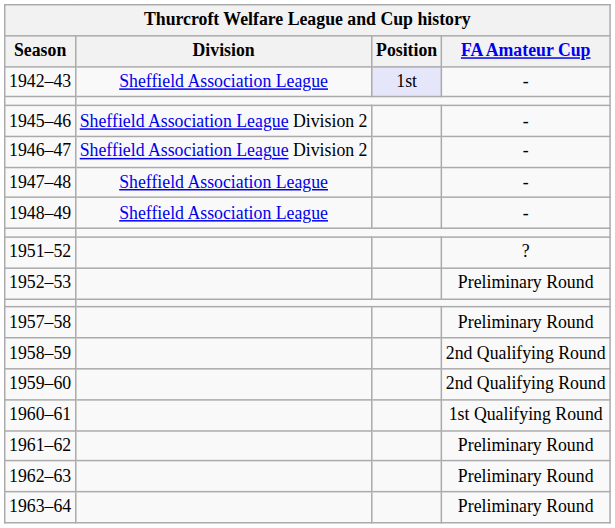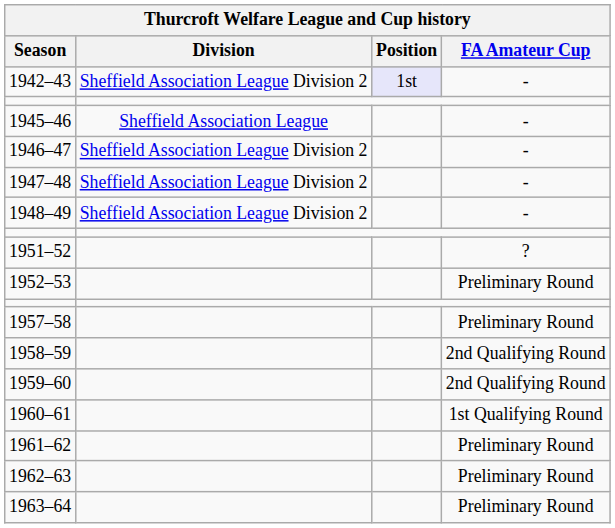(224, 81) Sheffield Association League -> (224, 81) Sheffield Association League Division 2
(224, 120) Sheffield Association League Division 2 -> (224, 120) Sheffield Association League
(224, 182) Sheffield Association League -> (224, 182) Sheffield Association League Division 2
(224, 212) Sheffield Association League -> (224, 212) Sheffield Association League Division 2
